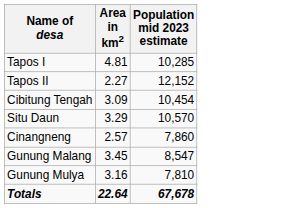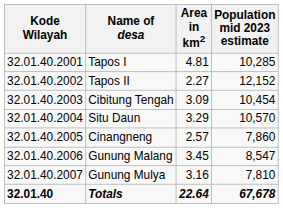+ column: (45, 28)
